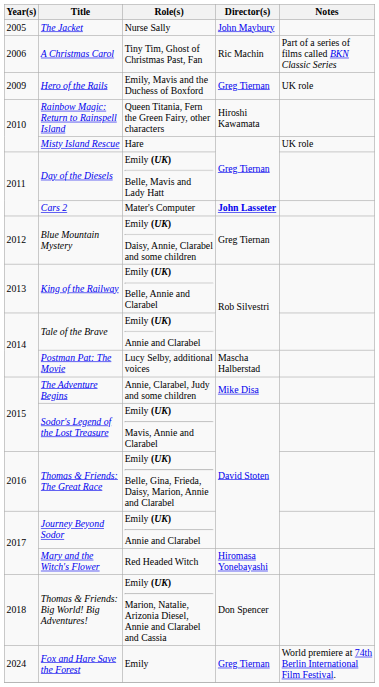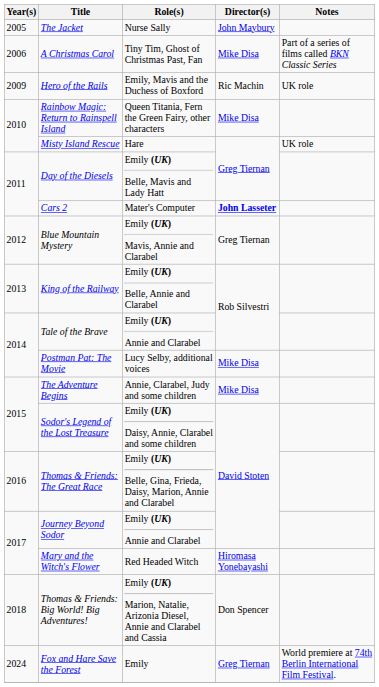(241, 54) Ric Machin -> (238, 54) Mike Disa
(244, 86) Greg Tiernan -> (241, 86) Ric Machin
(239, 118) Hiroshi Kawamata -> (238, 118) Mike Disa
(169, 240) Emily (UK) Daisy, Annie, Clarabel and some children -> (169, 240) Emily (UK) Mavis, Annie and Clarabel
(239, 363) Mascha Halberstad -> (238, 363) Mike Disa
(169, 427) Emily (UK) Mavis, Annie and Clarabel -> (169, 427) Emily (UK) Daisy, Annie, Clarabel and some children
